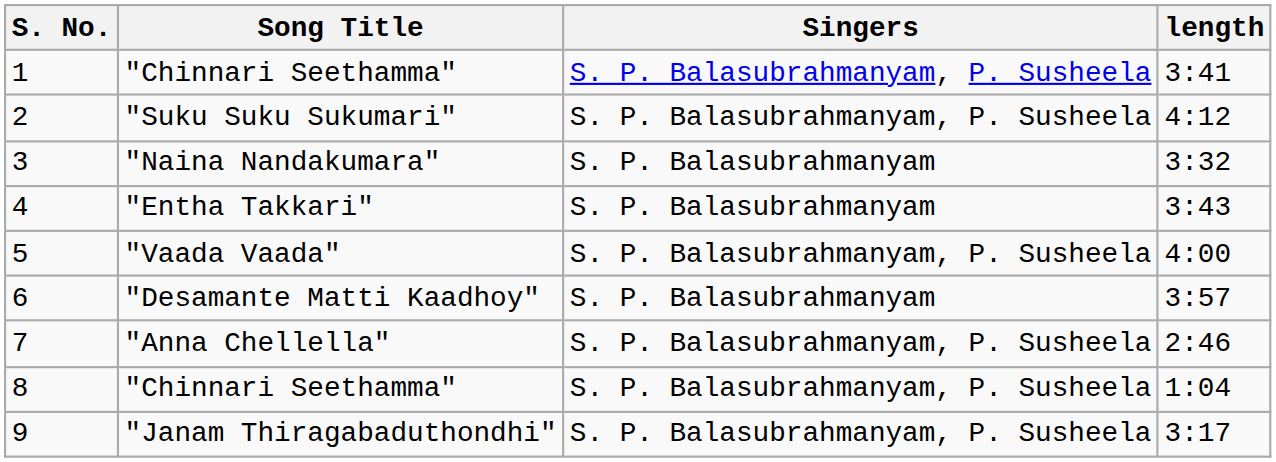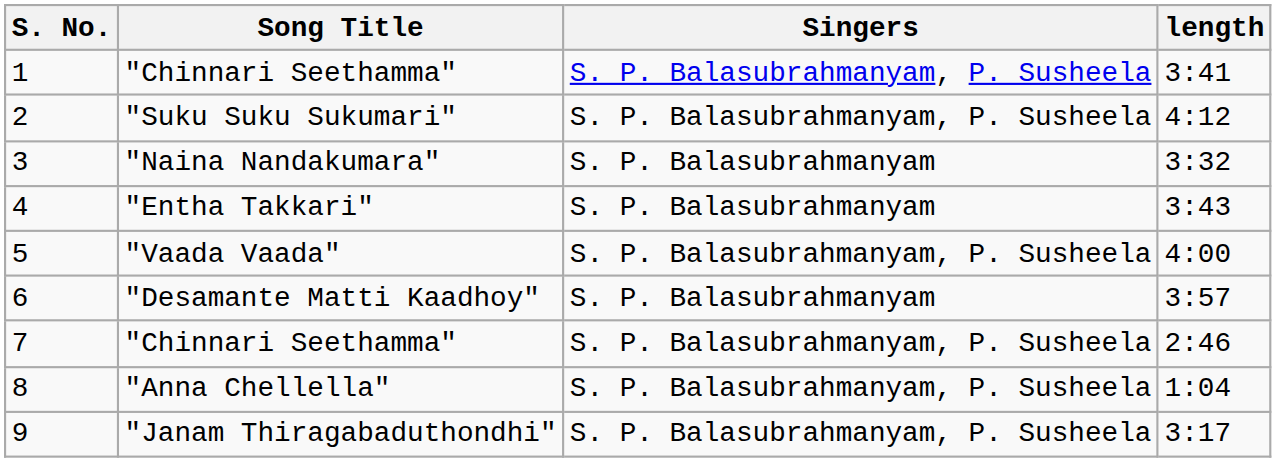(257, 344) "Anna Chellella" -> (291, 344) "Chinnari Seethamma"
(291, 389) "Chinnari Seethamma" -> (257, 389) "Anna Chellella"
